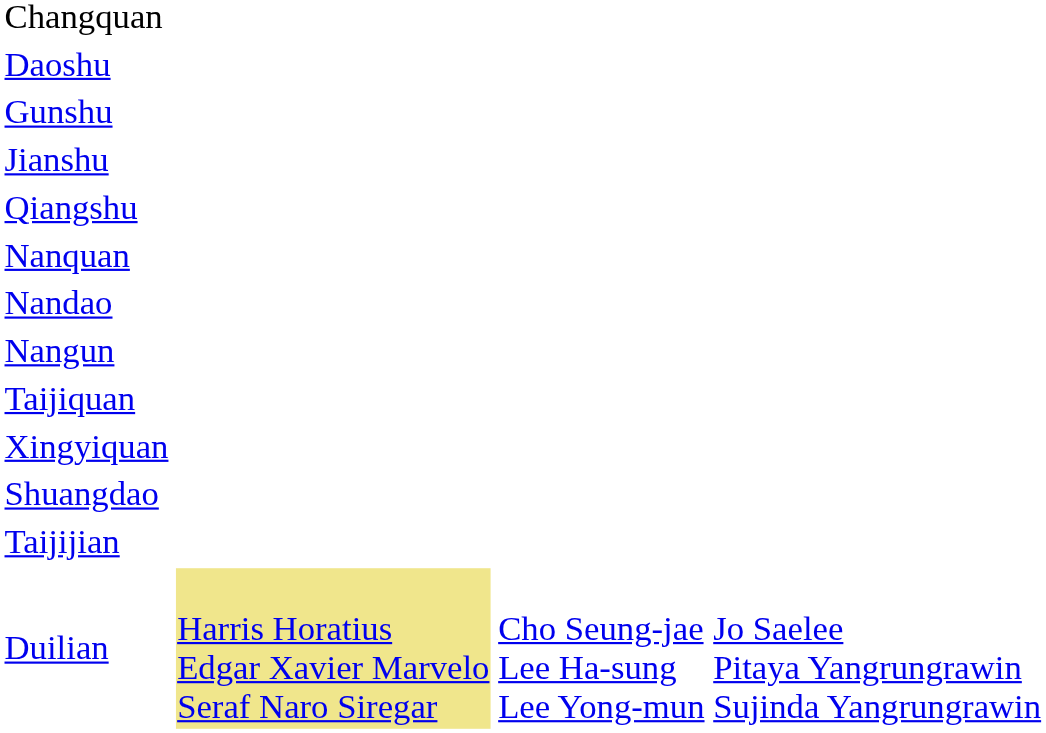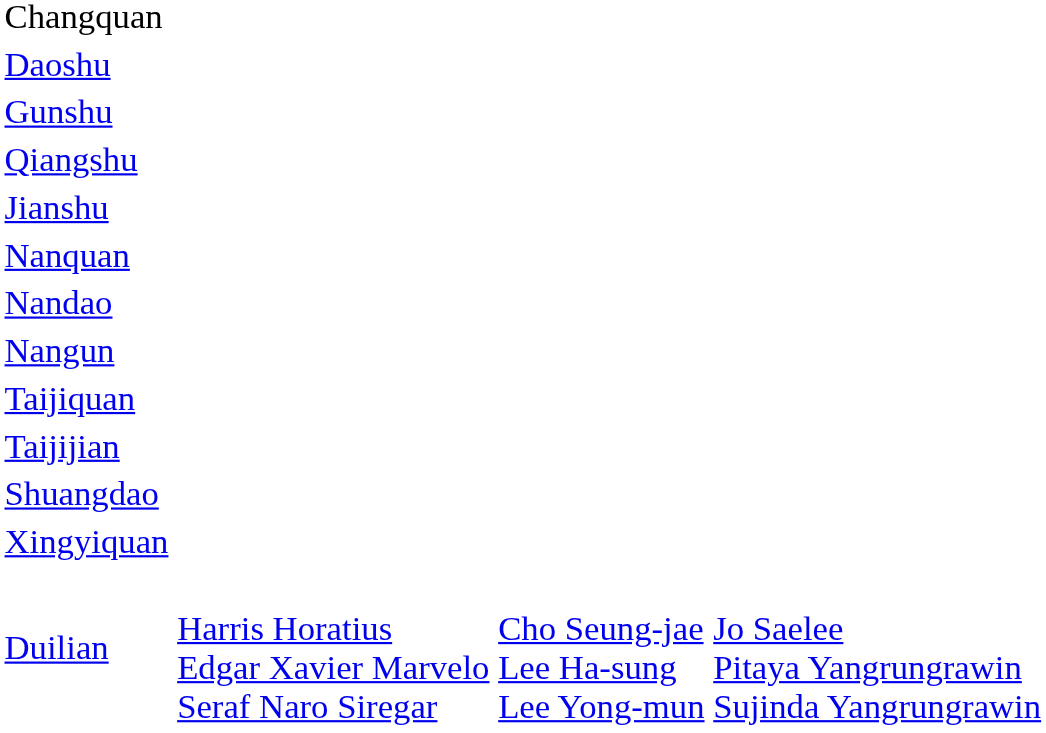rows swapped: (57, 159) <-> (71, 207)
rows swapped: (62, 541) <-> (86, 446)
(333, 667) khaki background -> (333, 667) no background
